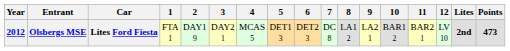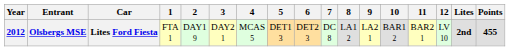(490, 33) 473 -> (490, 33) 455
